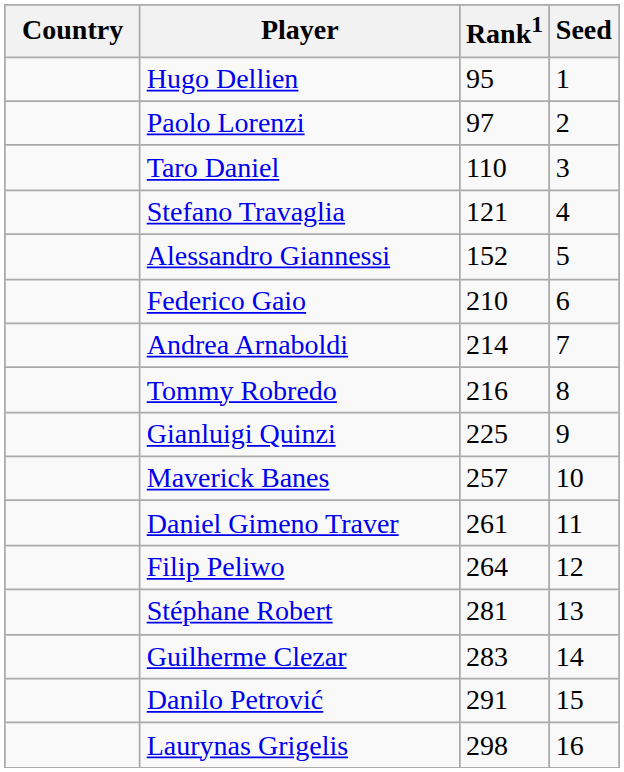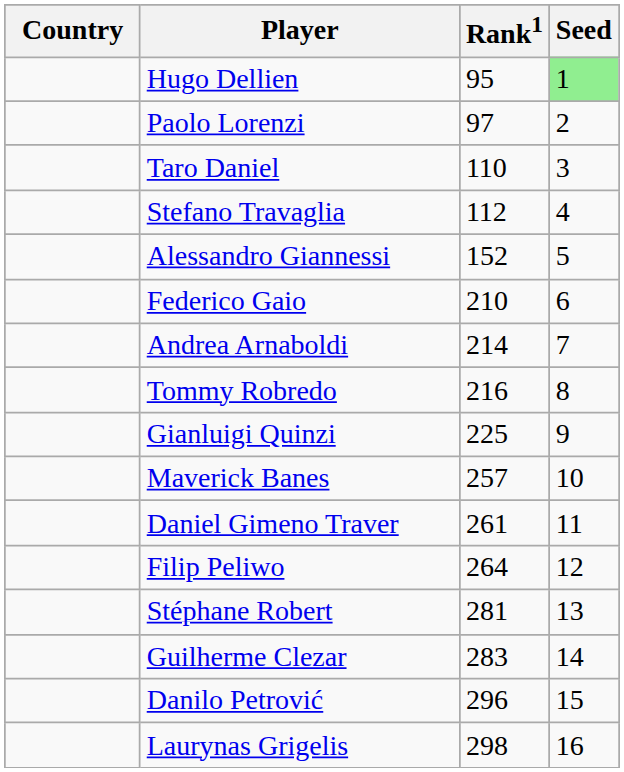(563, 78) no background -> (563, 78) lightgreen background
(487, 211) 121 -> (486, 211) 112
(487, 700) 291 -> (487, 700) 296
